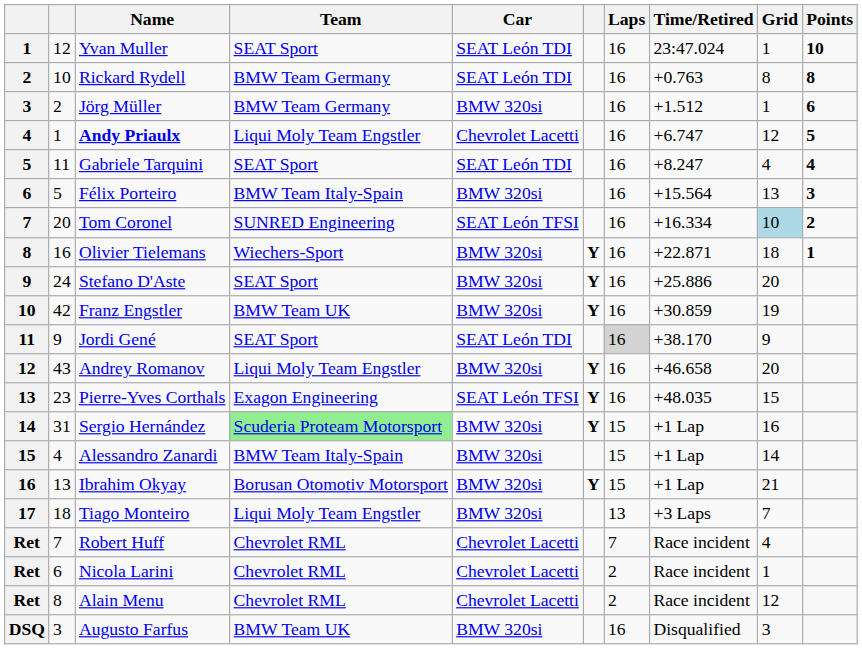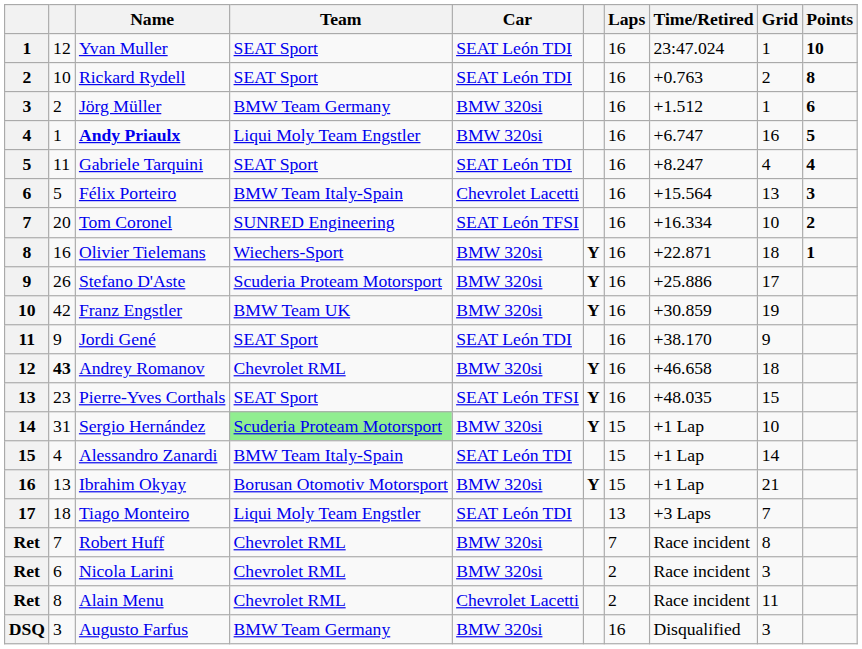(312, 77) BMW Team Germany -> (276, 77) SEAT Sport
(766, 77) 8 -> (766, 77) 2
(518, 135) Chevrolet Lacetti -> (499, 135) BMW 320si
(771, 135) 12 -> (771, 135) 16
(499, 193) BMW 320si -> (518, 193) Chevrolet Lacetti
(771, 222) lightblue background -> (771, 222) no background
(62, 280) 24 -> (62, 280) 26
(276, 280) SEAT Sport -> (338, 280) Scuderia Proteam Motorsport
(771, 280) 20 -> (771, 280) 17
(617, 339) lightgrey background -> (617, 339) no background
(62, 368) normal -> (62, 368) bold
(327, 368) Liqui Moly Team Engstler -> (290, 368) Chevrolet RML
(771, 368) 20 -> (771, 368) 18
(306, 397) Exagon Engineering -> (276, 397) SEAT Sport
(771, 426) 16 -> (771, 426) 10
(499, 455) BMW 320si -> (514, 455) SEAT León TDI
(499, 513) BMW 320si -> (514, 513) SEAT León TDI
(518, 542) Chevrolet Lacetti -> (499, 542) BMW 320si
(766, 542) 4 -> (766, 542) 8
(518, 571) Chevrolet Lacetti -> (499, 571) BMW 320si
(766, 571) 1 -> (766, 571) 3
(771, 600) 12 -> (770, 600) 11
(292, 629) BMW Team UK -> (312, 629) BMW Team Germany
